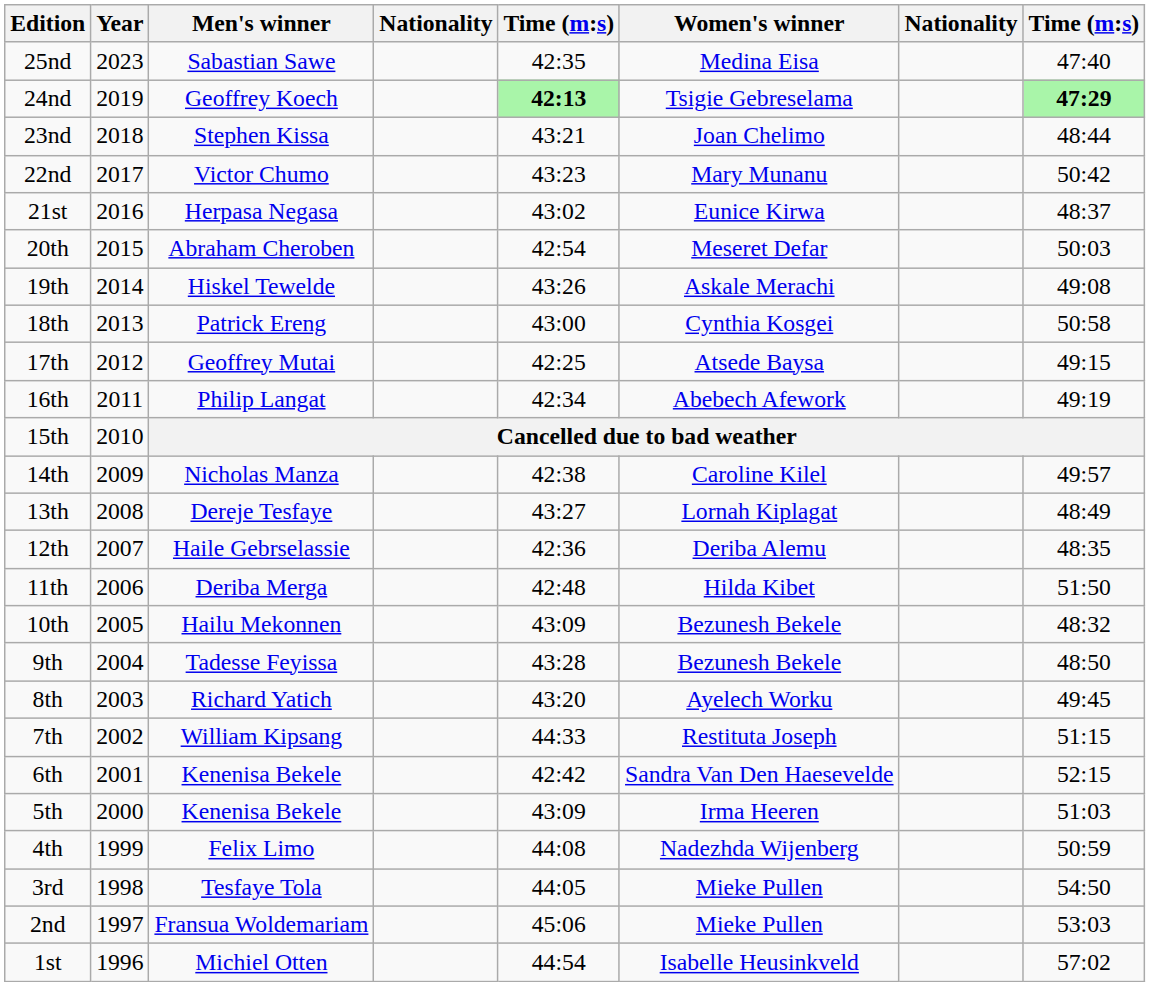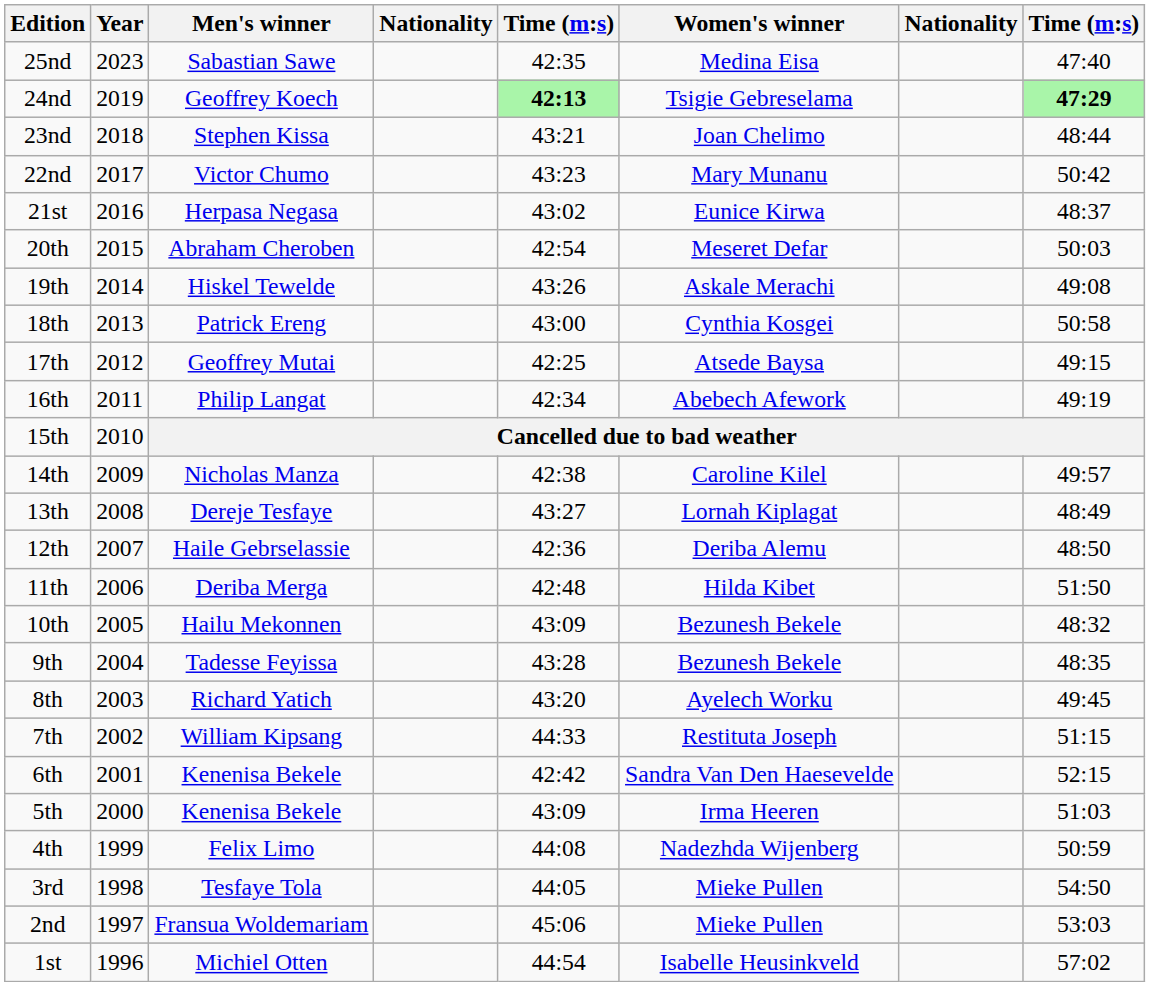(1084, 549) 48:35 -> (1084, 549) 48:50
(1084, 661) 48:50 -> (1084, 661) 48:35
